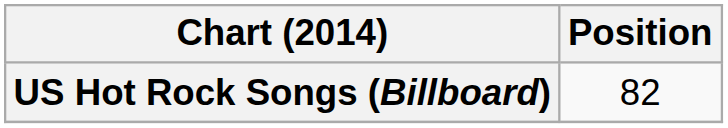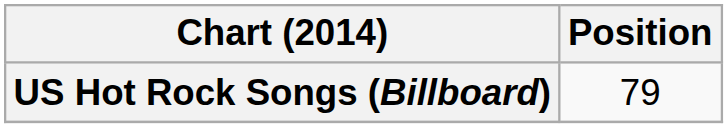(640, 91) 82 -> (640, 91) 79
